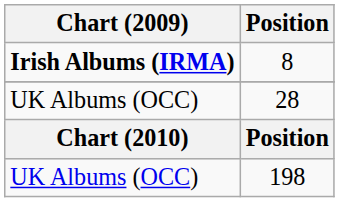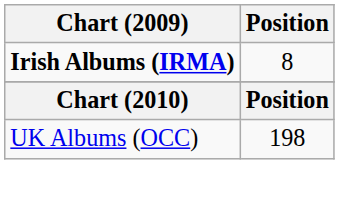- row: (287, 100)
